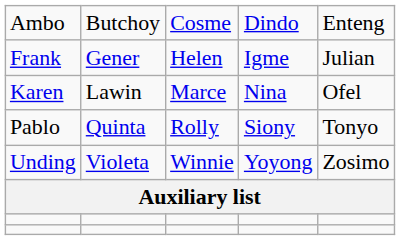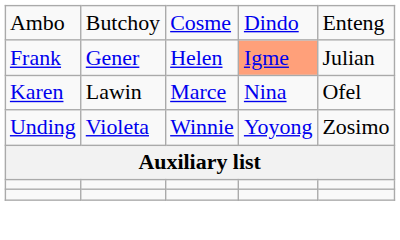(266, 57) no background -> (266, 57) lightsalmon background
- row: (35, 127)
